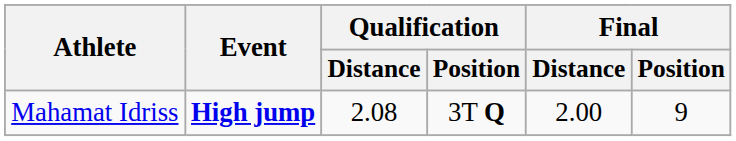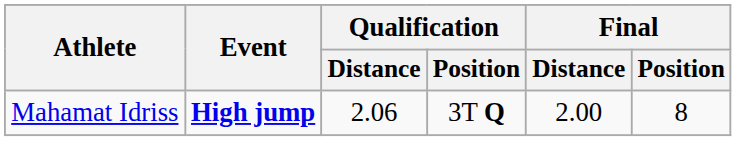(374, 112) 2.08 -> (374, 112) 2.06
(681, 112) 9 -> (681, 112) 8
